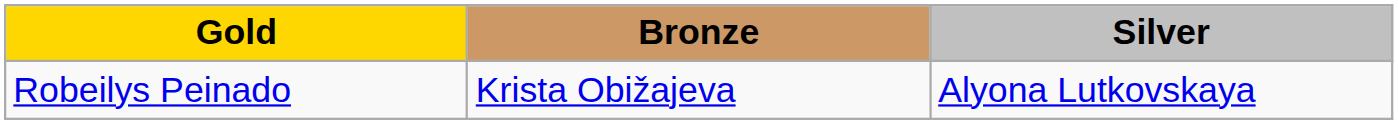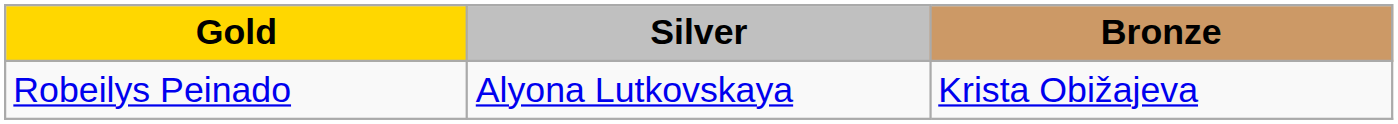columns swapped: (1161, 32) <-> (699, 32)
